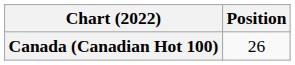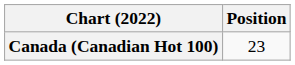(256, 45) 26 -> (256, 45) 23
